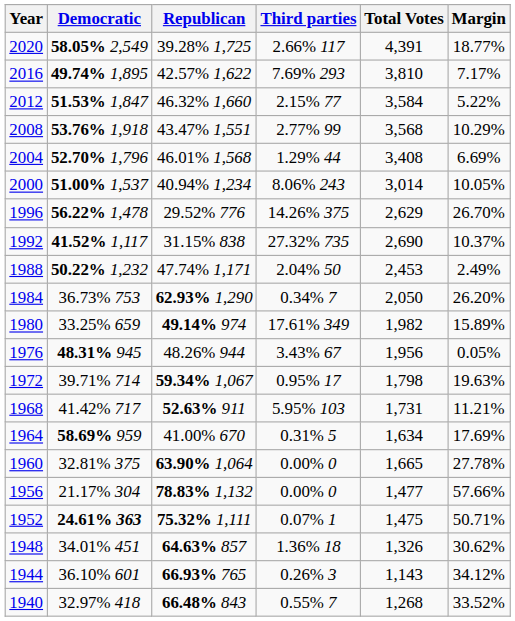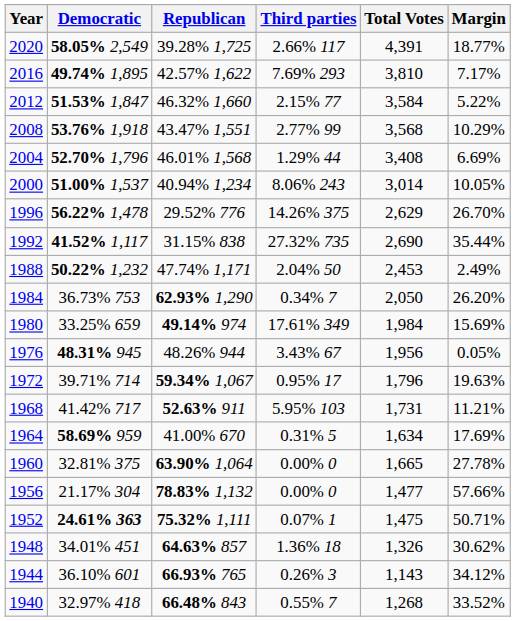(479, 241) 10.37% -> (479, 241) 35.44%
(404, 324) 1,982 -> (404, 324) 1,984
(479, 324) 15.89% -> (479, 324) 15.69%
(404, 380) 1,798 -> (404, 380) 1,796
